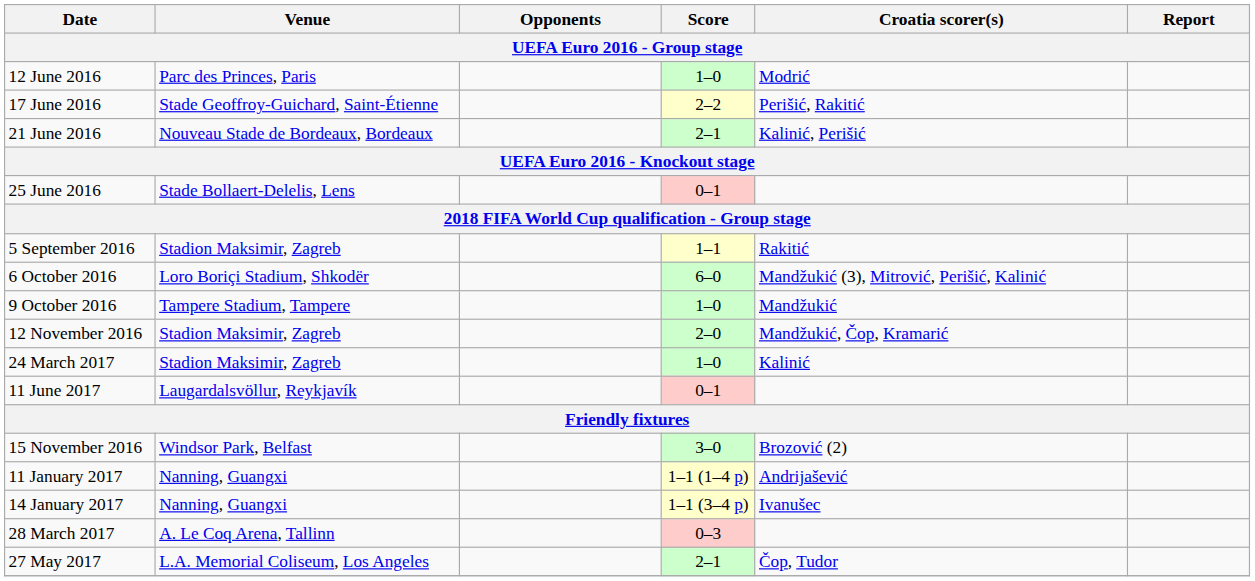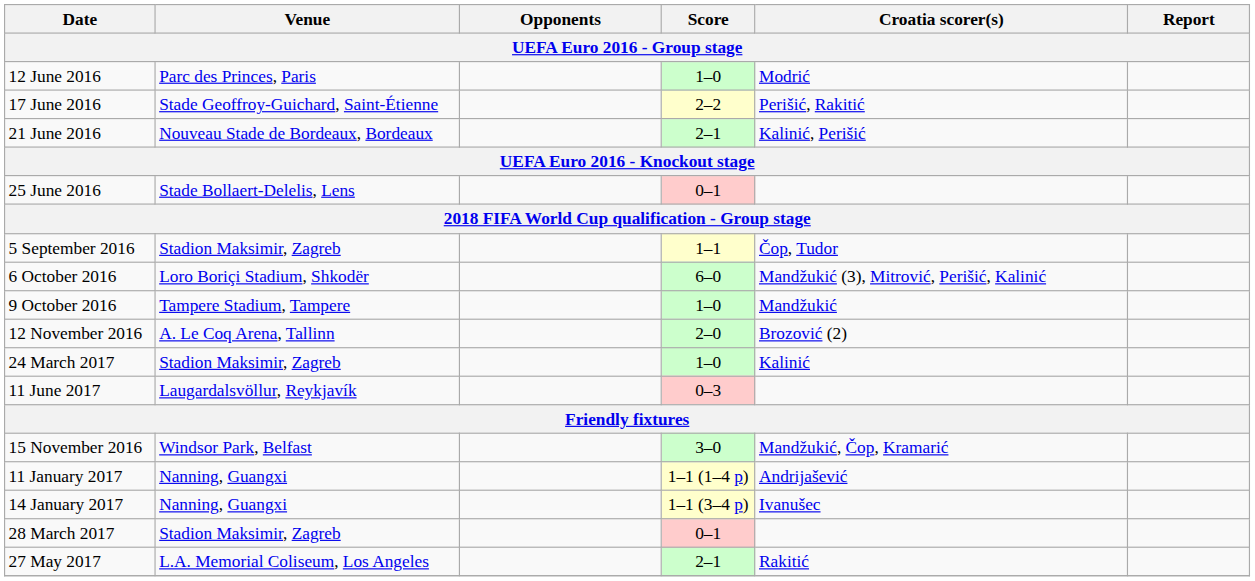(784, 247) Rakitić -> (798, 247) Čop, Tudor
(250, 333) Stadion Maksimir, Zagreb -> (247, 333) A. Le Coq Arena, Tallinn
(854, 333) Mandžukić, Čop, Kramarić -> (803, 333) Brozović (2)
(708, 390) 0–1 -> (708, 390) 0–3
(803, 447) Brozović (2) -> (854, 447) Mandžukić, Čop, Kramarić
(247, 533) A. Le Coq Arena, Tallinn -> (250, 533) Stadion Maksimir, Zagreb
(708, 533) 0–3 -> (708, 533) 0–1
(798, 561) Čop, Tudor -> (784, 561) Rakitić
